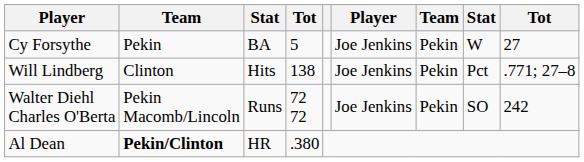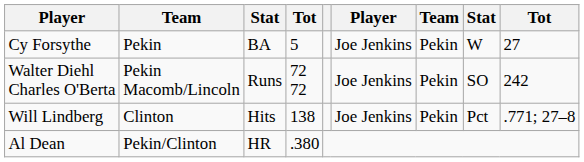rows swapped: (62, 107) <-> (56, 71)
(173, 143) bold -> (170, 143) normal
